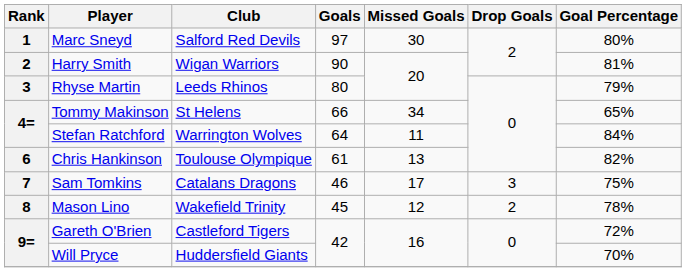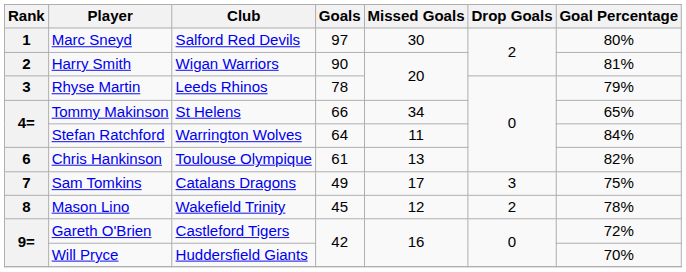(340, 87) 80 -> (340, 87) 78
(340, 183) 46 -> (340, 183) 49
